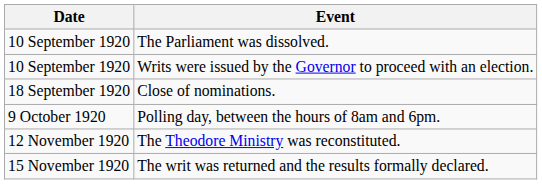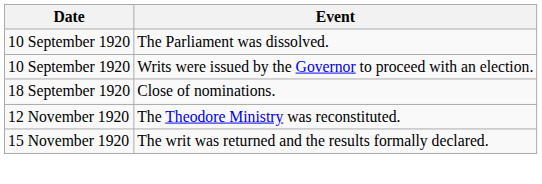- row: (289, 116)
